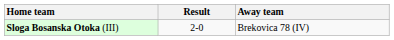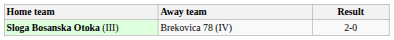columns swapped: (261, 12) <-> (197, 12)
